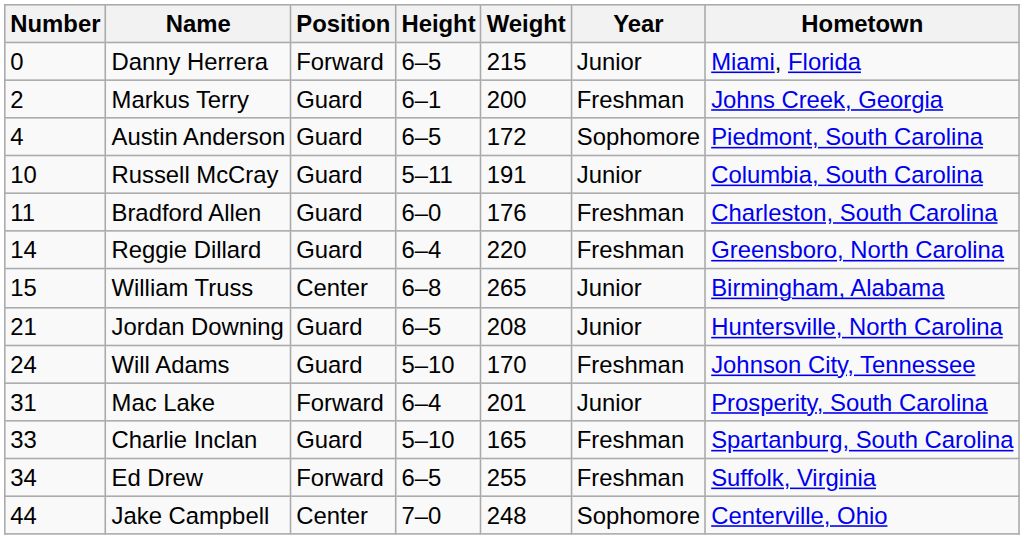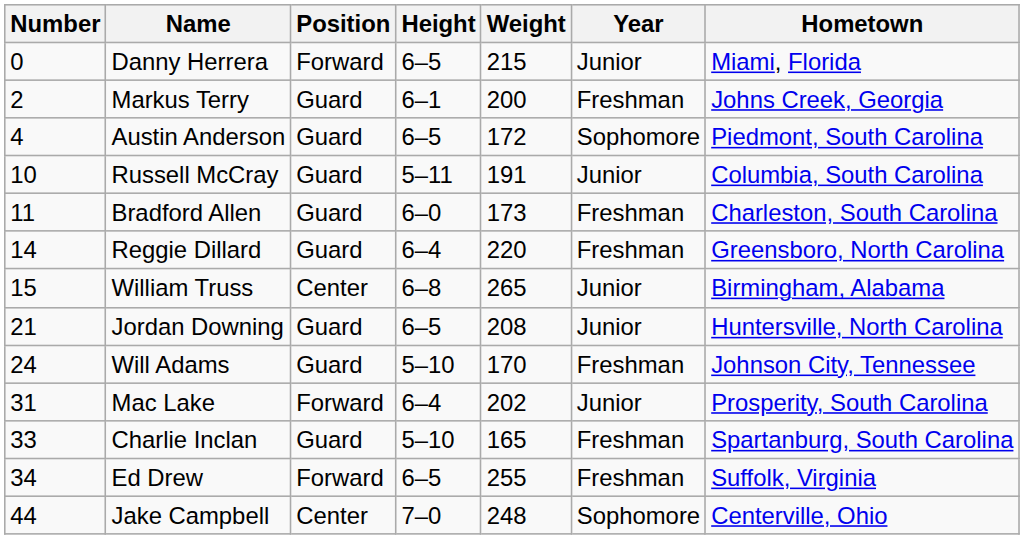(507, 213) 176 -> (507, 213) 173
(507, 402) 201 -> (507, 402) 202
